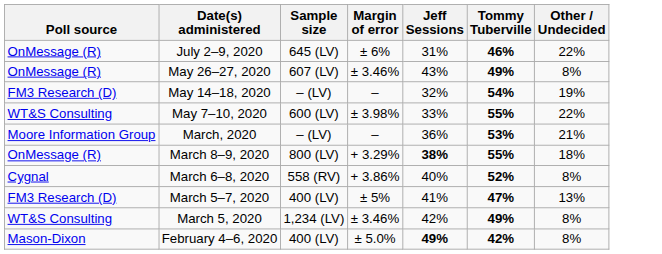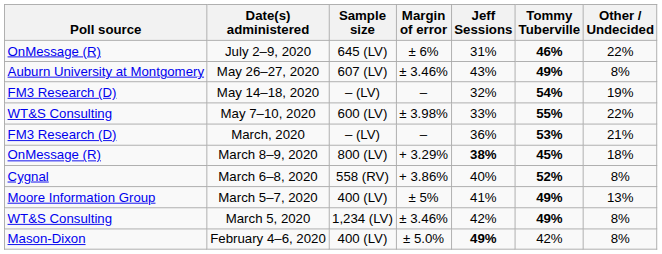(54, 72) OnMessage (R) -> (106, 72) Auburn University at Montgomery
(82, 135) Moore Information Group -> (62, 135) FM3 Research (D)
(501, 156) 55% -> (549, 156) 45%
(62, 197) FM3 Research (D) -> (82, 197) Moore Information Group
(501, 197) 47% -> (549, 197) 49%
(501, 239) bold -> (549, 239) normal
